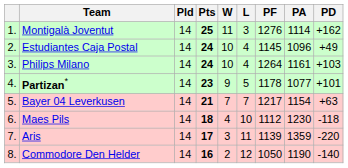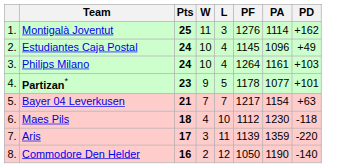- column: (185, 13)
